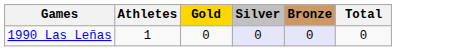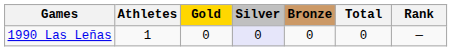+ column: (419, 15)
(310, 35) lavender background -> (310, 35) no background
